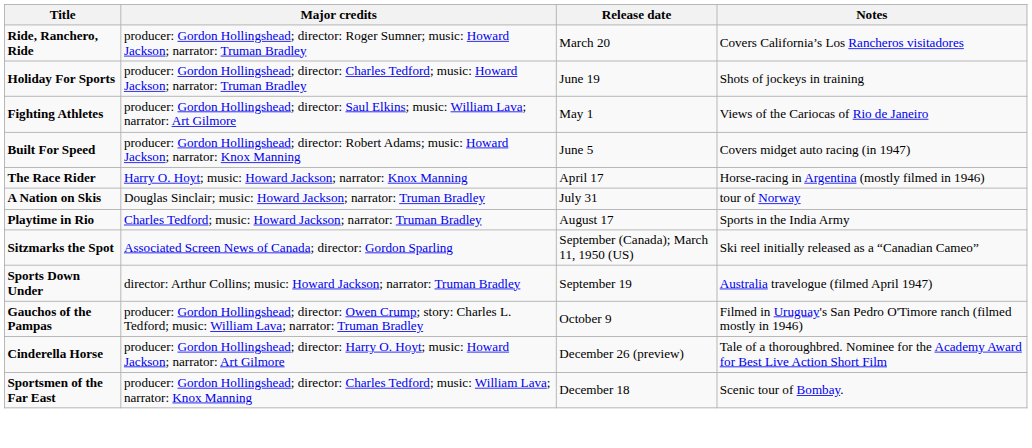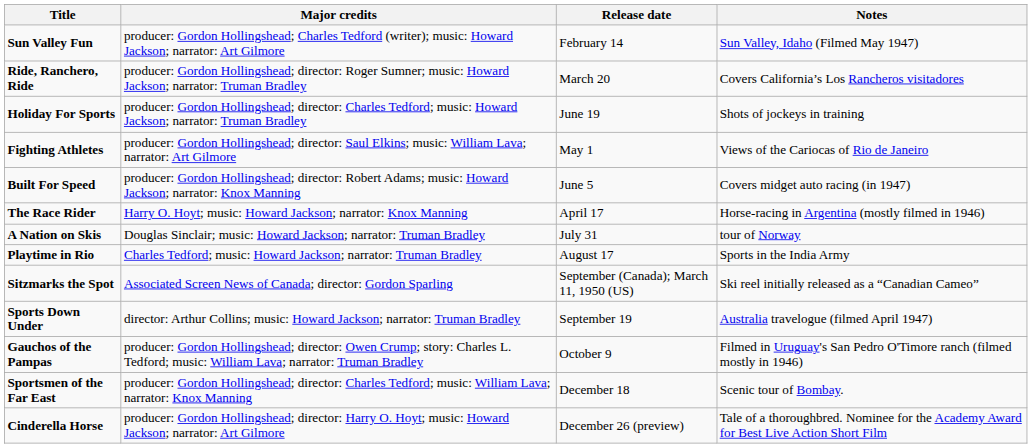+ row: (50, 43)
rows swapped: (55, 390) <-> (55, 354)
